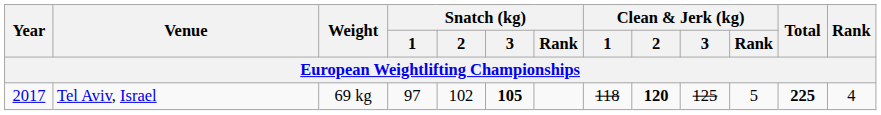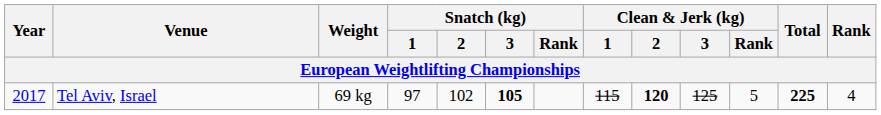(607, 95) 118 -> (607, 95) 115
